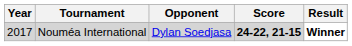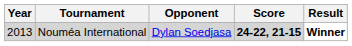(20, 32) 2017 -> (20, 32) 2013
